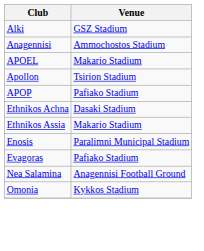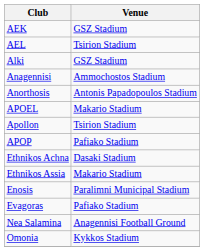+ row: (17, 29)
+ row: (16, 45)
+ row: (28, 93)
